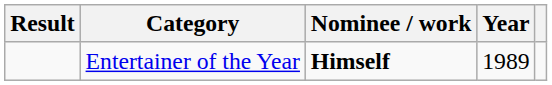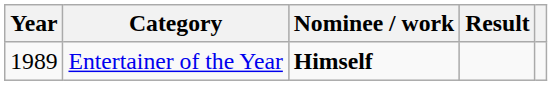columns swapped: (506, 23) <-> (42, 23)
